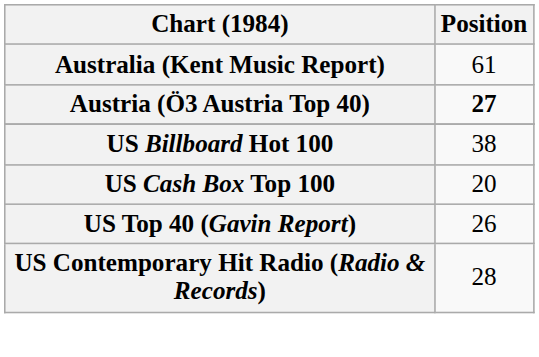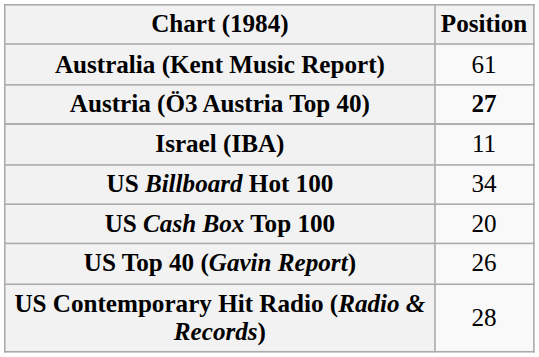+ row: (220, 143)
(484, 143) 38 -> (484, 183) 34
